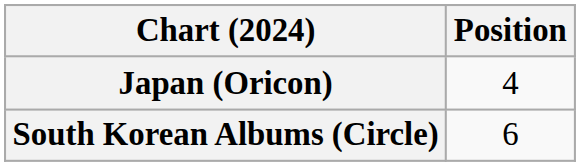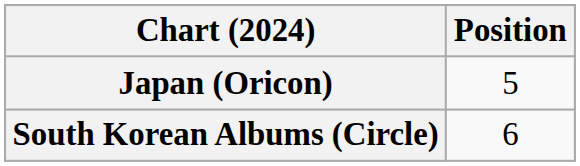(510, 82) 4 -> (510, 82) 5
